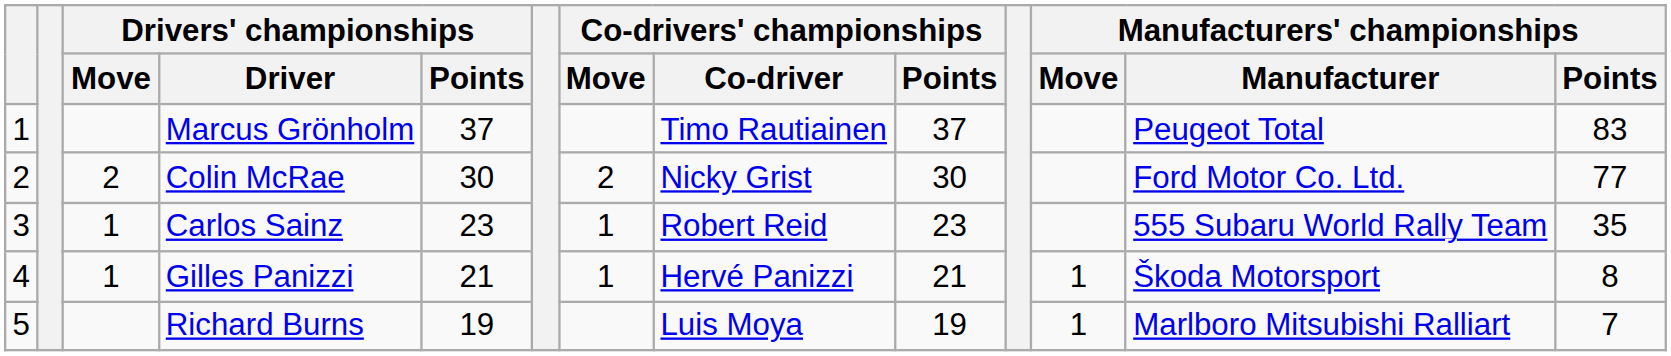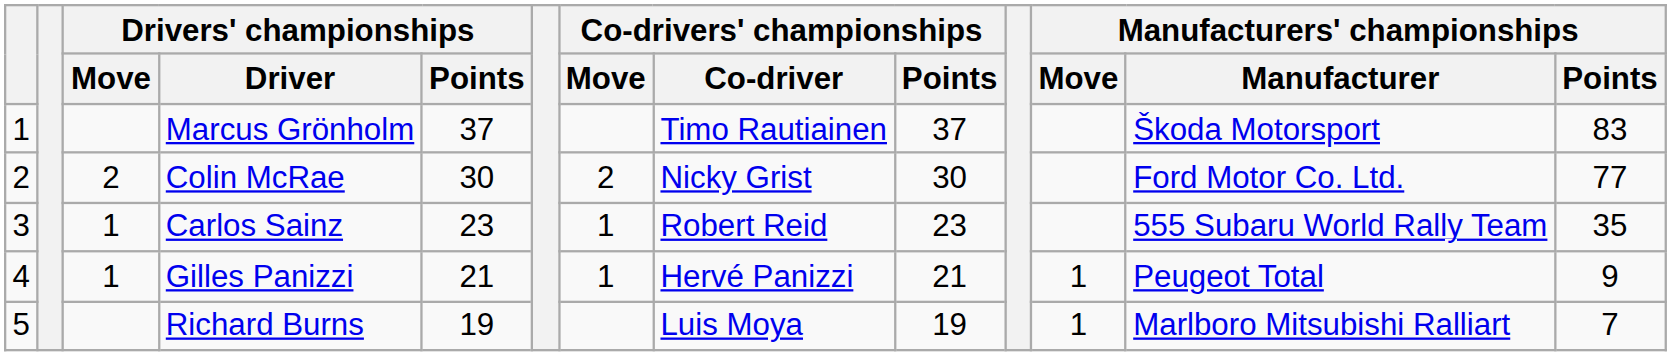(1229, 128) Peugeot Total -> (1257, 128) Škoda Motorsport
(1257, 276) Škoda Motorsport -> (1229, 276) Peugeot Total
(1610, 276) 8 -> (1610, 276) 9
